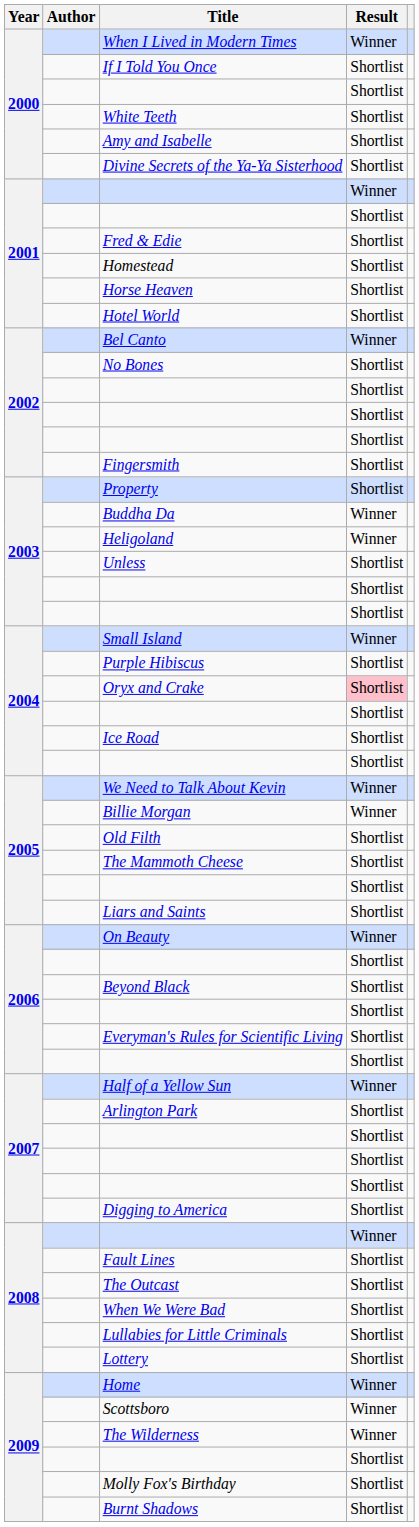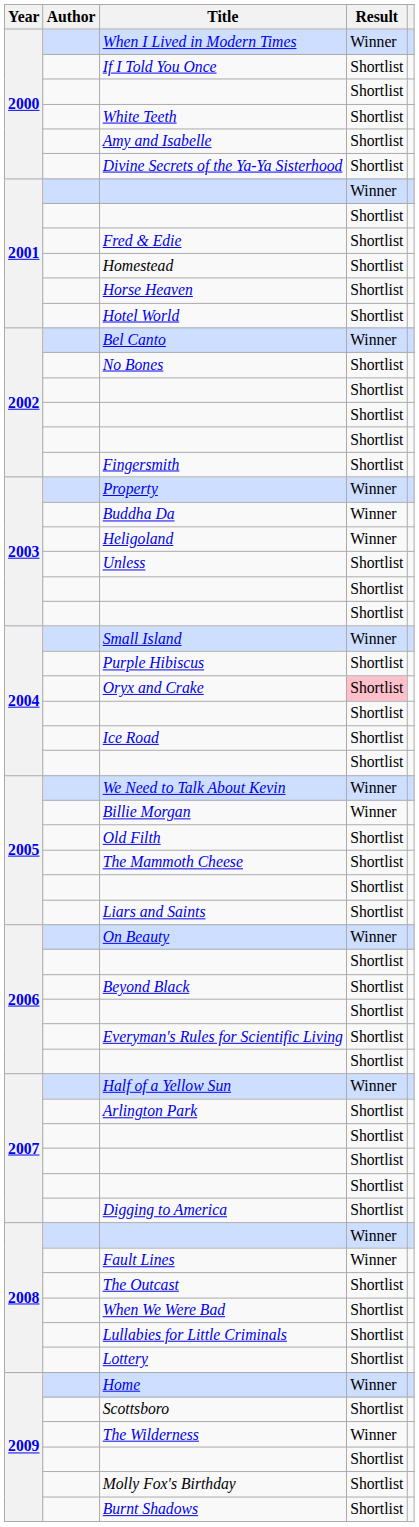(377, 489) Shortlist -> (373, 489) Winner
(377, 1260) Shortlist -> (373, 1260) Winner
(373, 1409) Winner -> (377, 1409) Shortlist
